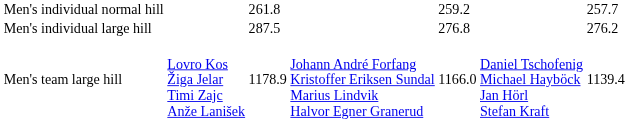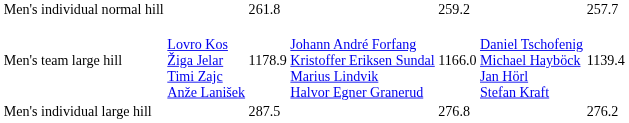rows swapped: (78, 28) <-> (63, 80)
